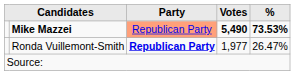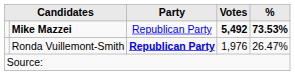(172, 29) lightsalmon background -> (172, 29) no background
(234, 29) 5,490 -> (234, 29) 5,492
(234, 46) 1,977 -> (234, 46) 1,976
